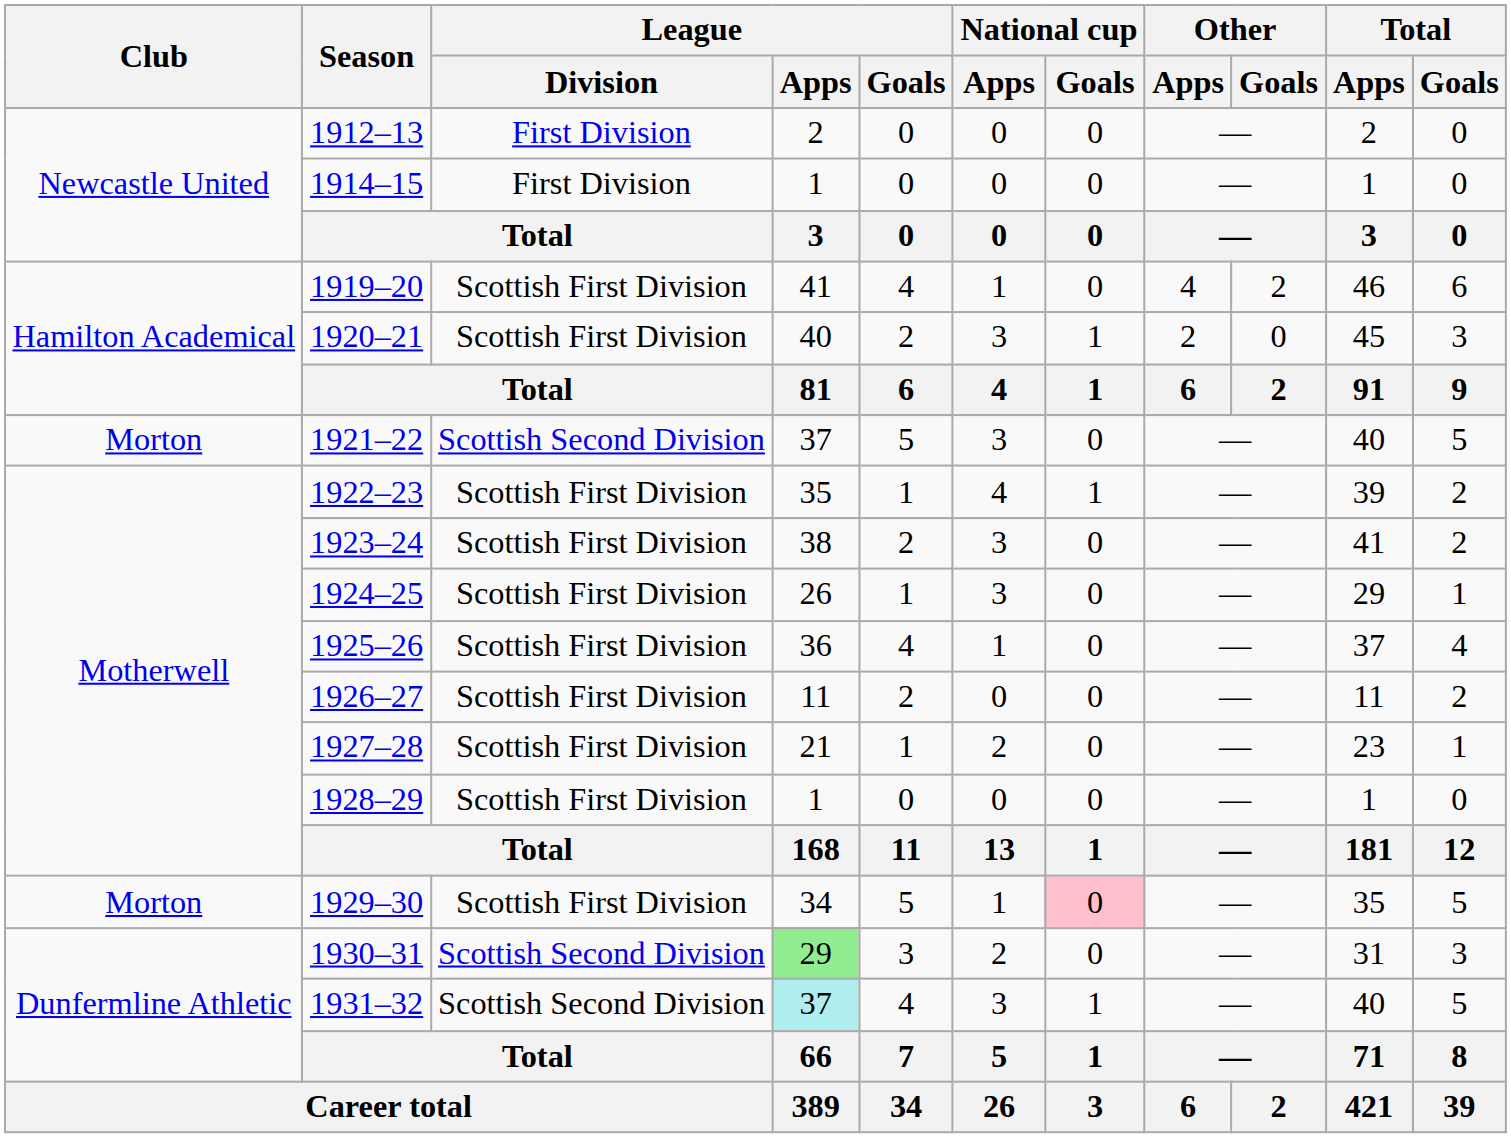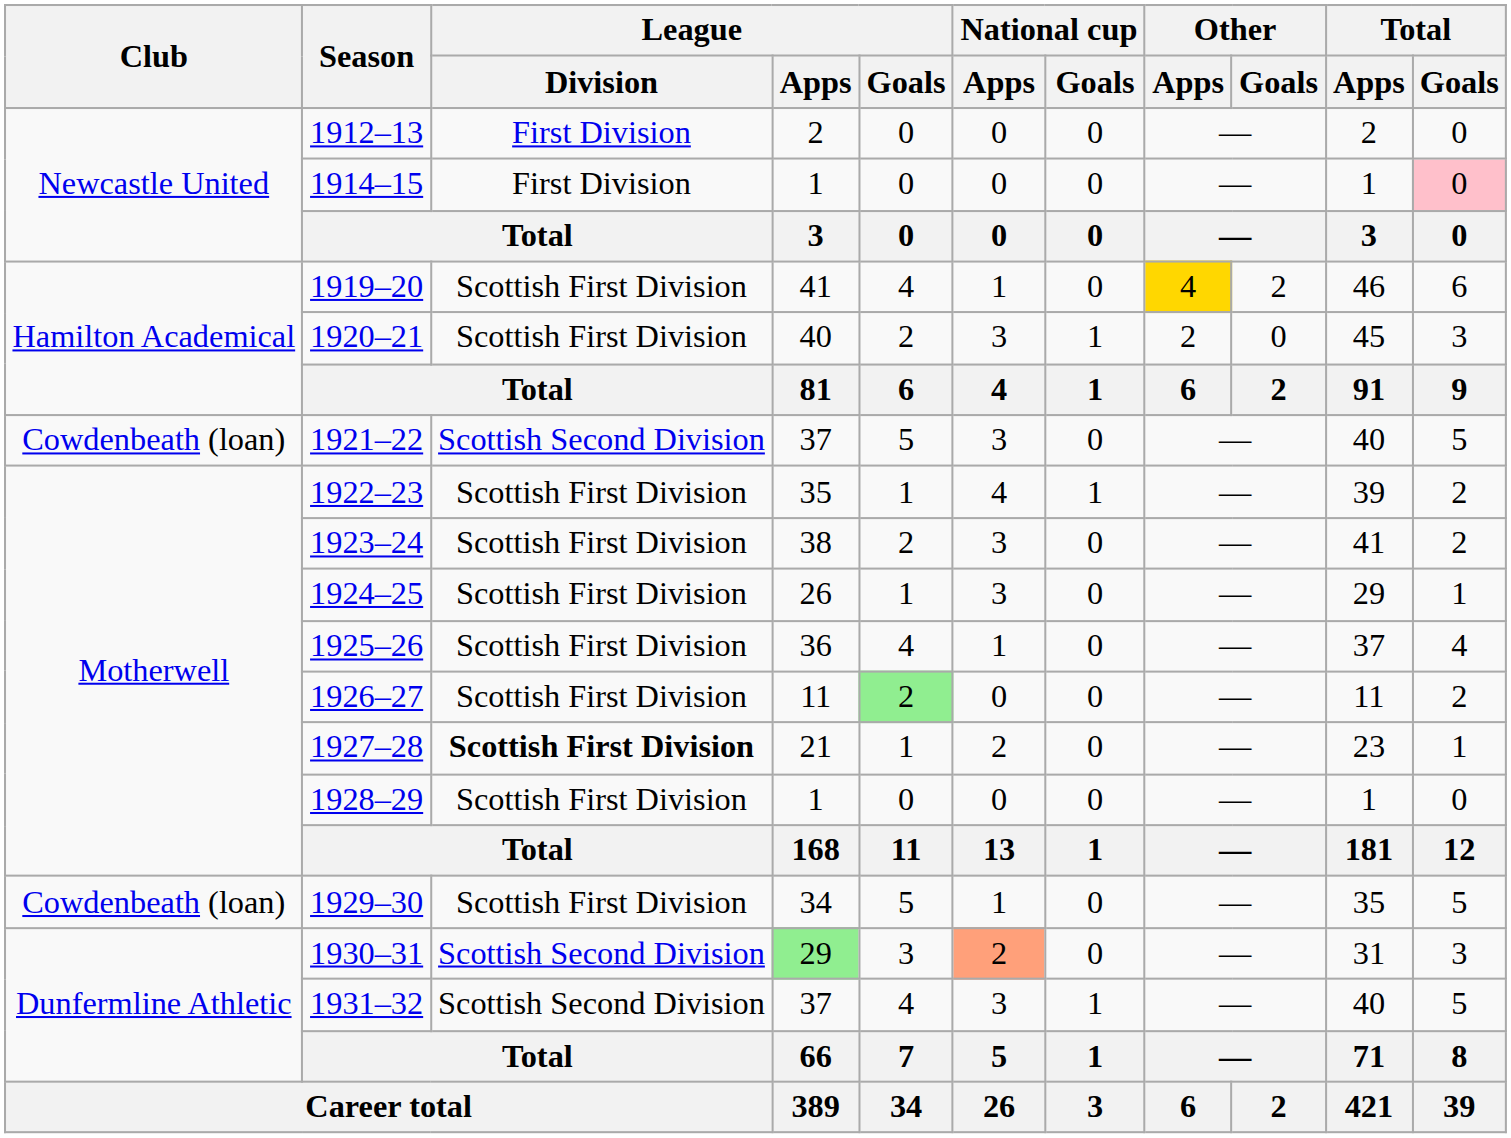(1459, 183) no background -> (1459, 183) pink background
(1188, 286) no background -> (1188, 286) gold background
(154, 440) Morton -> (154, 440) Cowdenbeath (loan)
(906, 696) no background -> (906, 696) lightgreen background
(601, 747) normal -> (601, 747) bold
(154, 901) Morton -> (154, 901) Cowdenbeath (loan)
(1095, 901) pink background -> (1095, 901) no background
(999, 952) no background -> (999, 952) lightsalmon background
(816, 1004) paleturquoise background -> (816, 1004) no background
